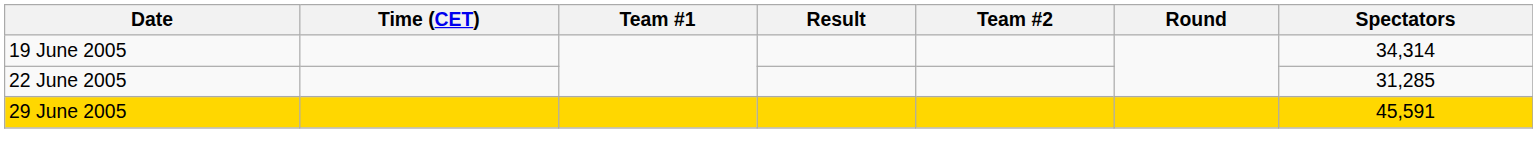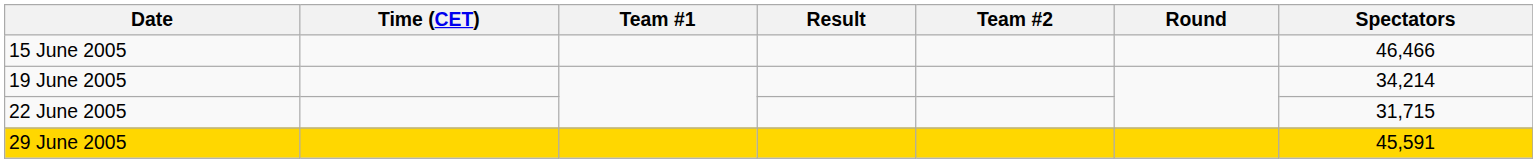+ row: (68, 50)
(1406, 50) 34,314 -> (1406, 81) 34,214
(1406, 81) 31,285 -> (1406, 111) 31,715
